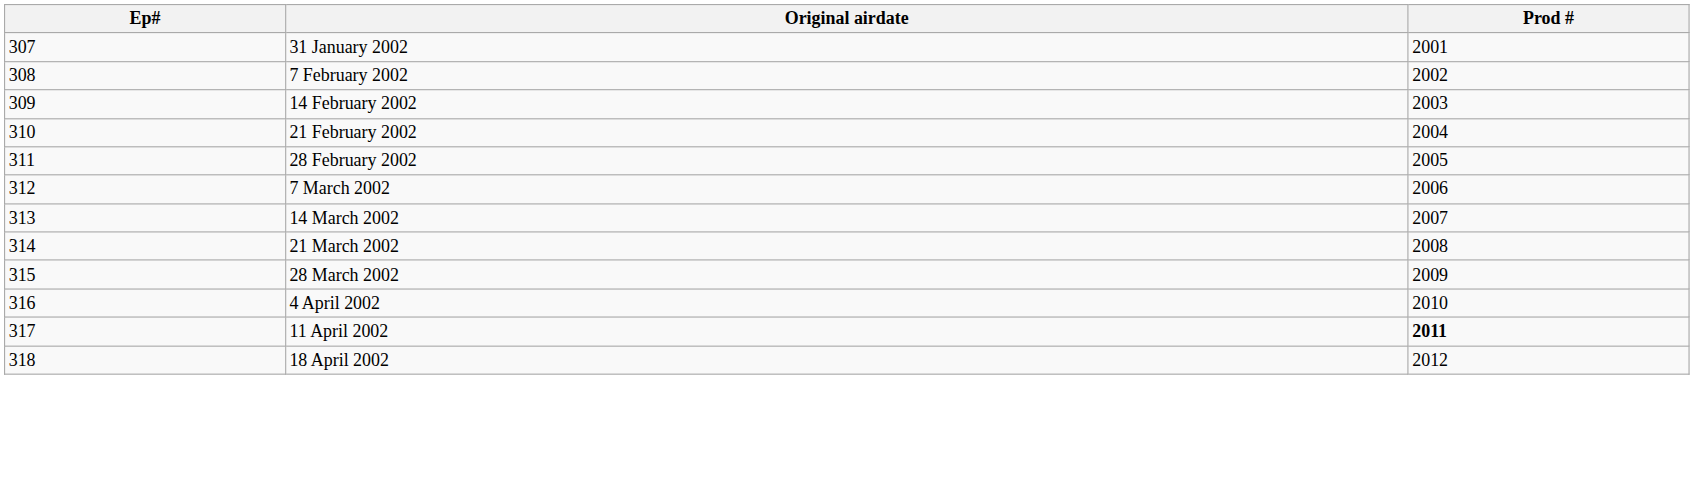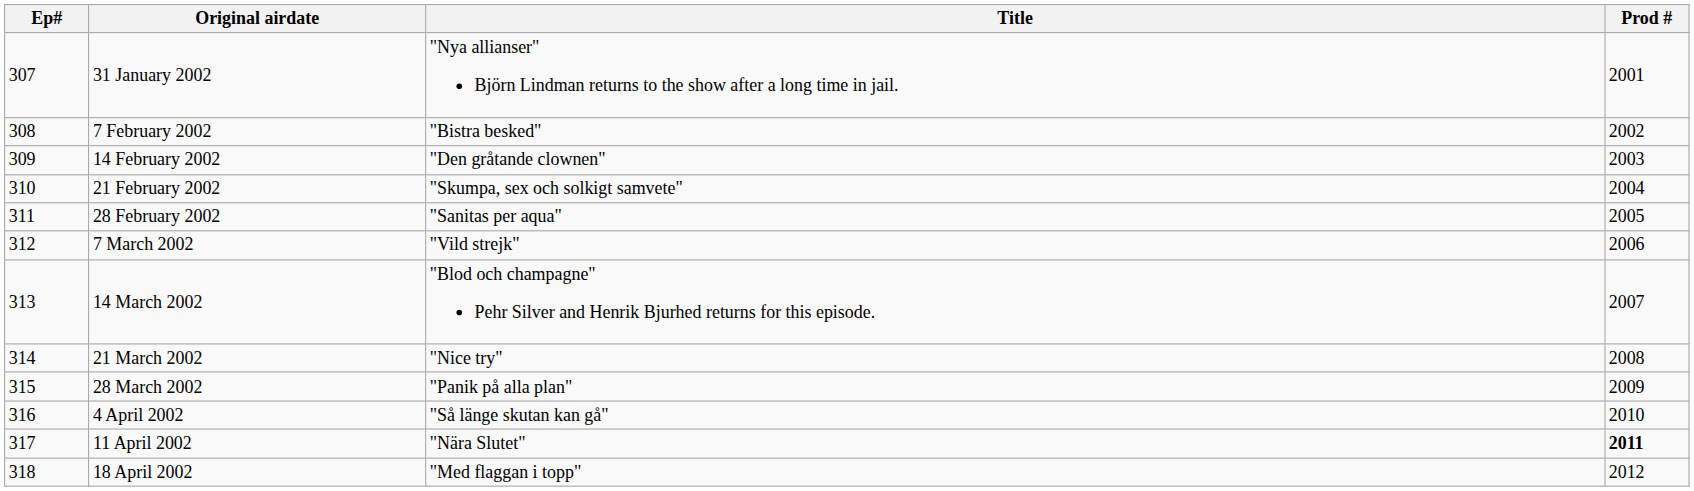+ column: (1015, 18)
